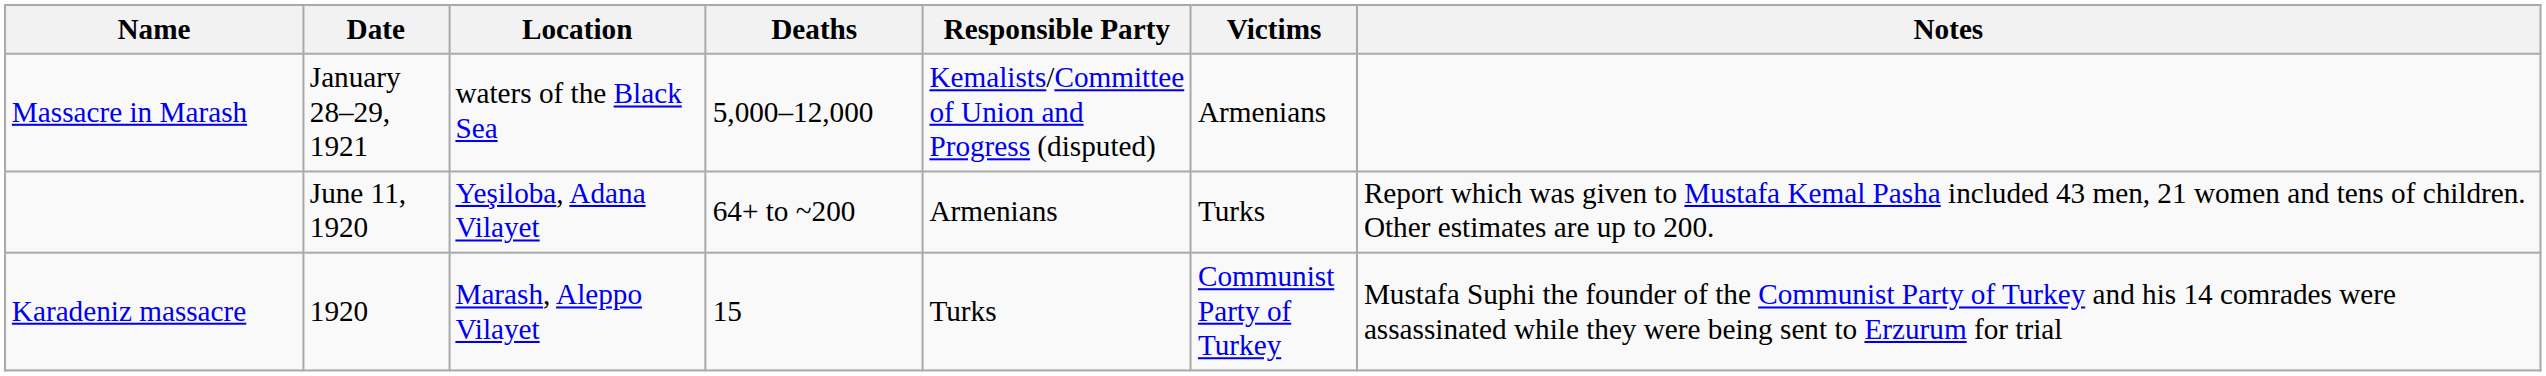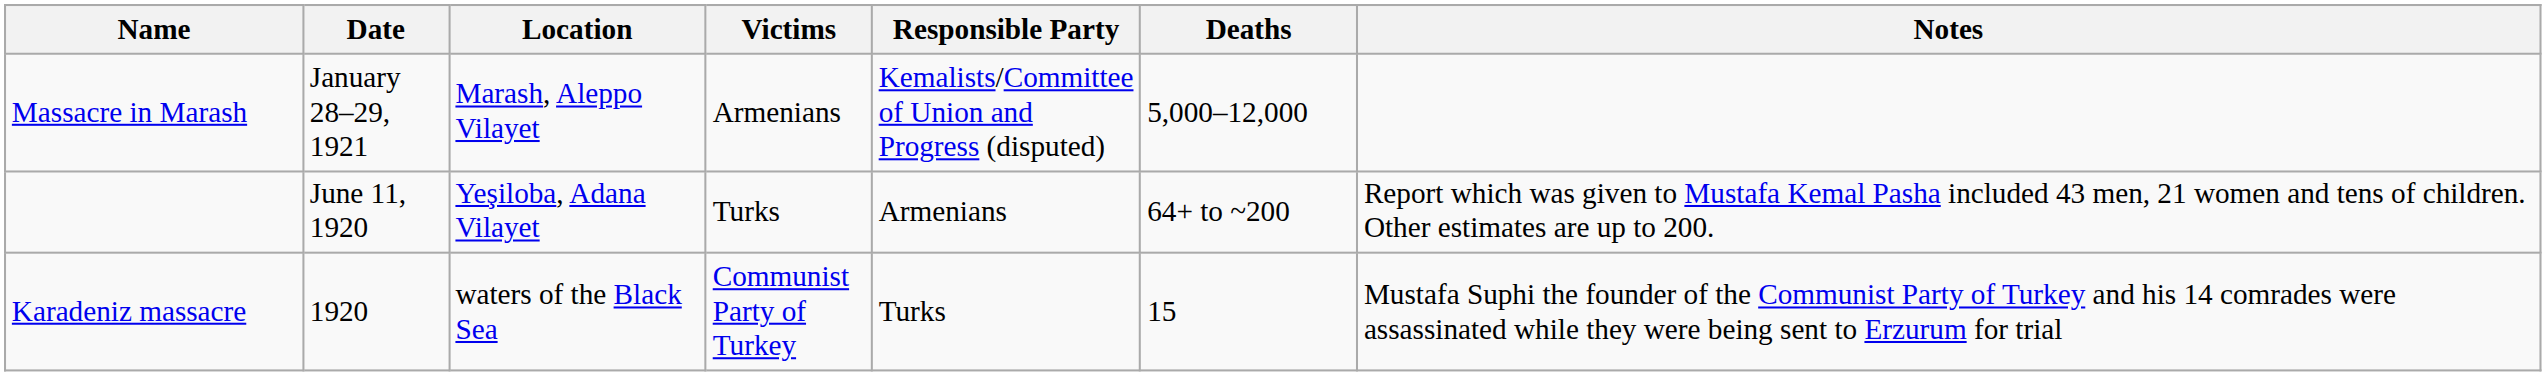columns swapped: (814, 28) <-> (1274, 28)
(569, 111) waters of the Black Sea -> (549, 111) Marash, Aleppo Vilayet
(549, 311) Marash, Aleppo Vilayet -> (569, 311) waters of the Black Sea
